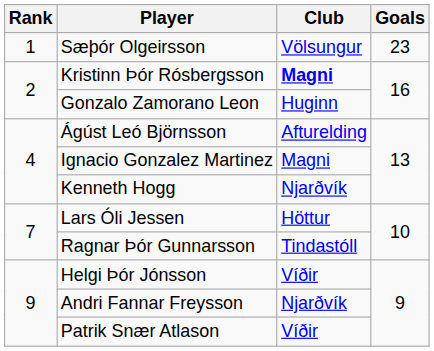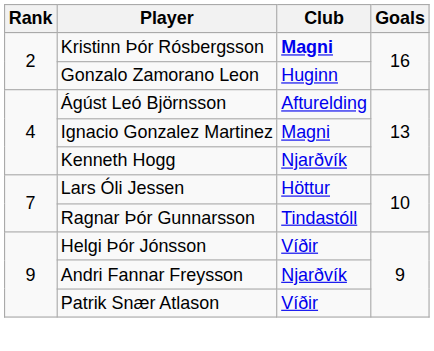- row: (133, 47)
